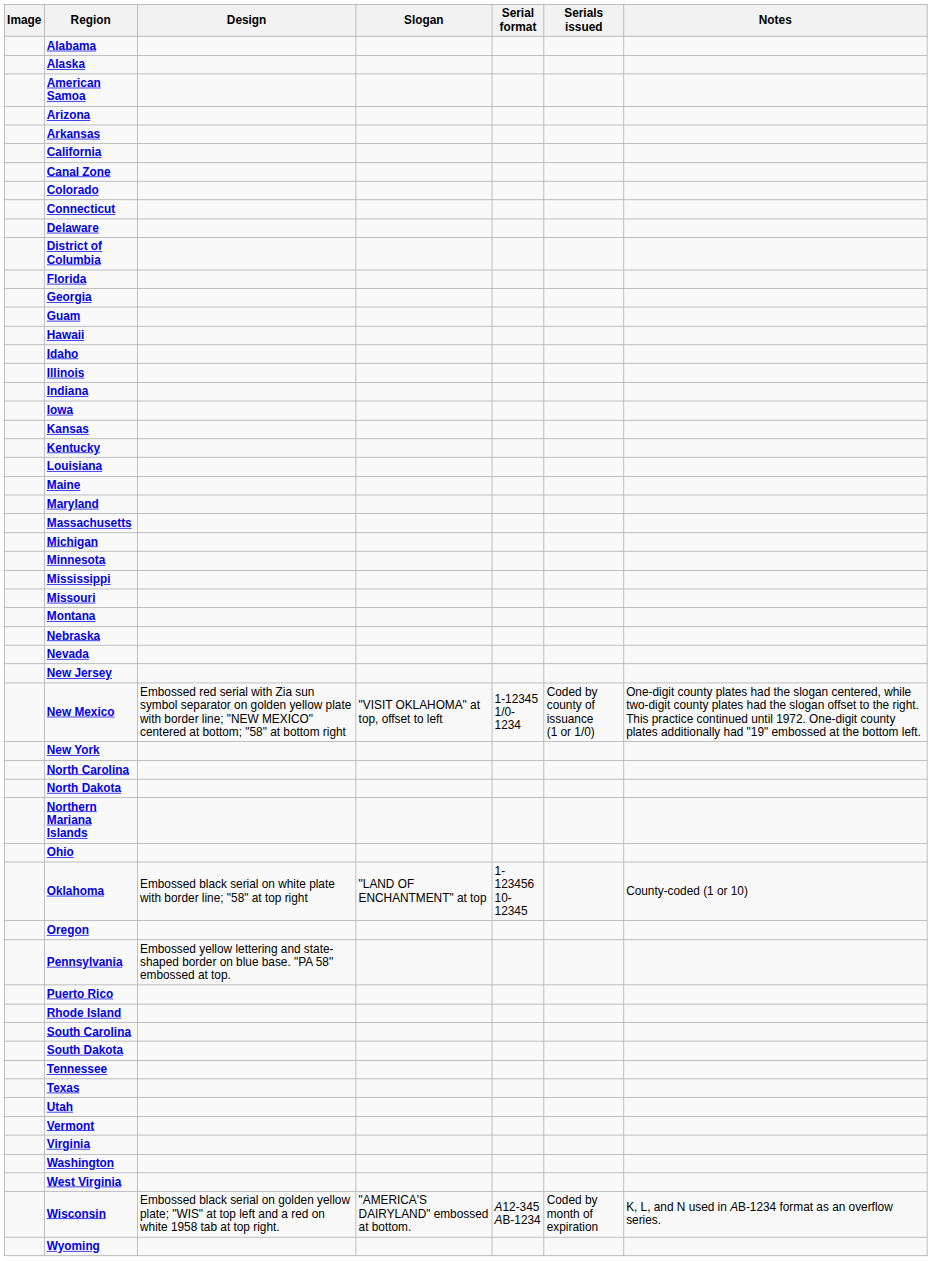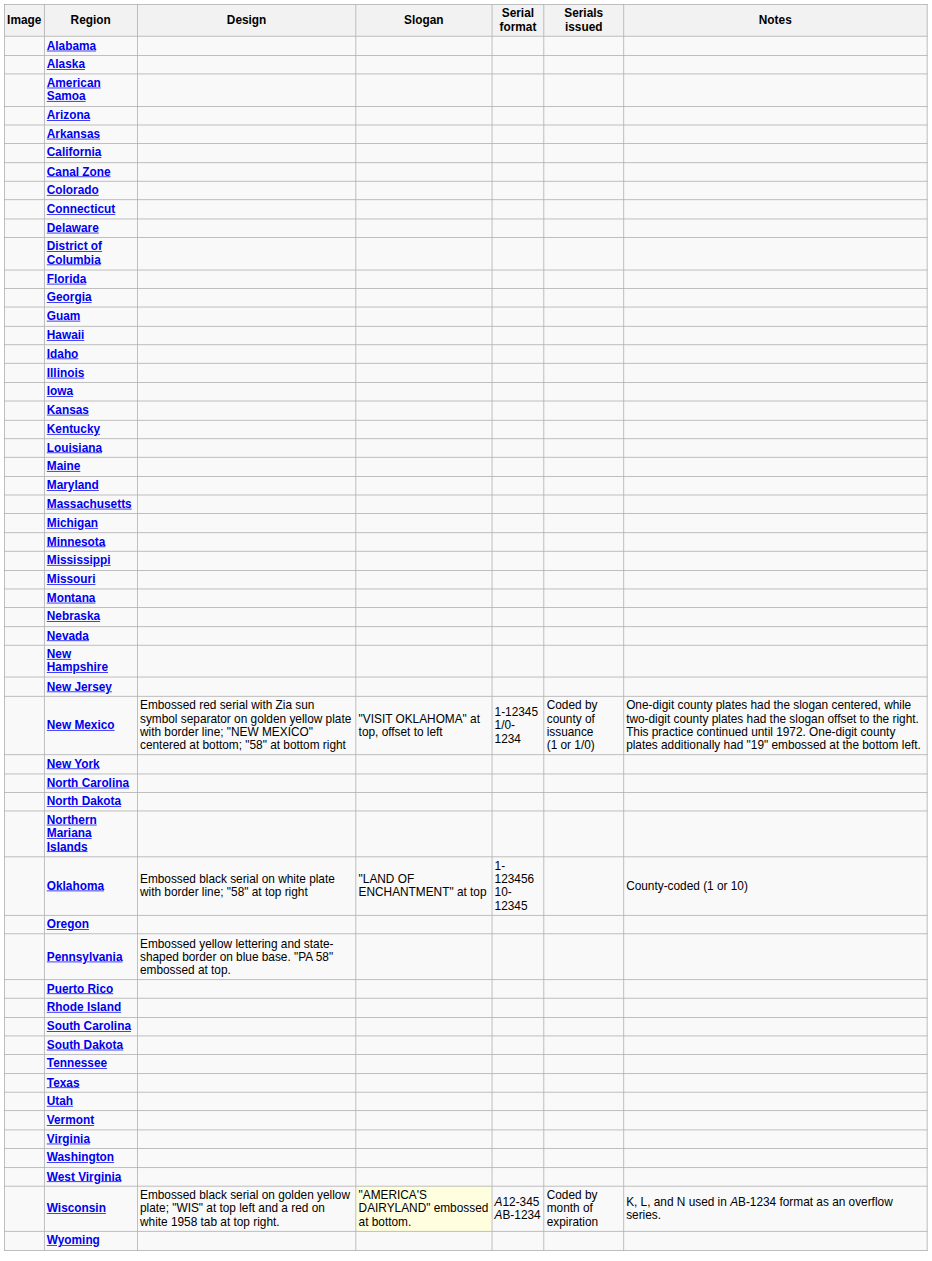- row: (68, 391)
+ row: (77, 661)
- row: (60, 852)
(423, 1214) no background -> (423, 1208) lightyellow background
